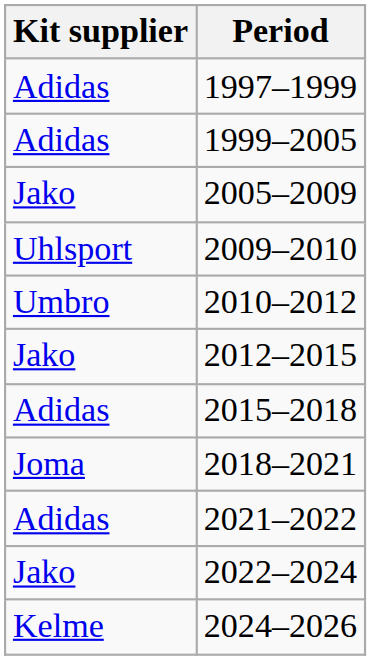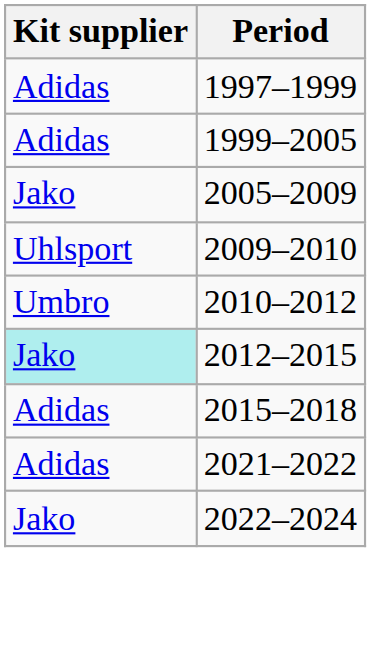(44, 355) no background -> (44, 355) paleturquoise background
- row: (280, 463)
- row: (280, 626)
